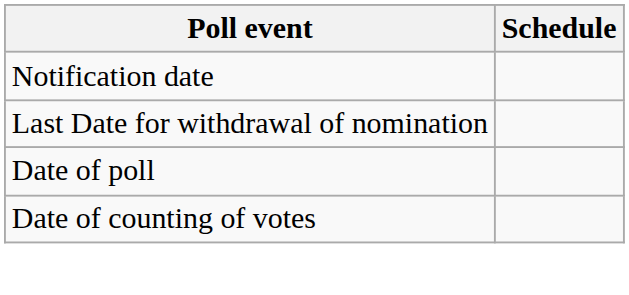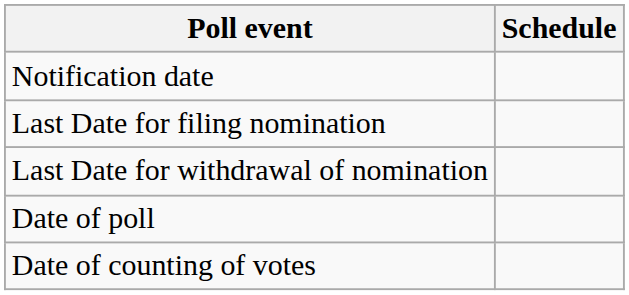+ row: (199, 123)
